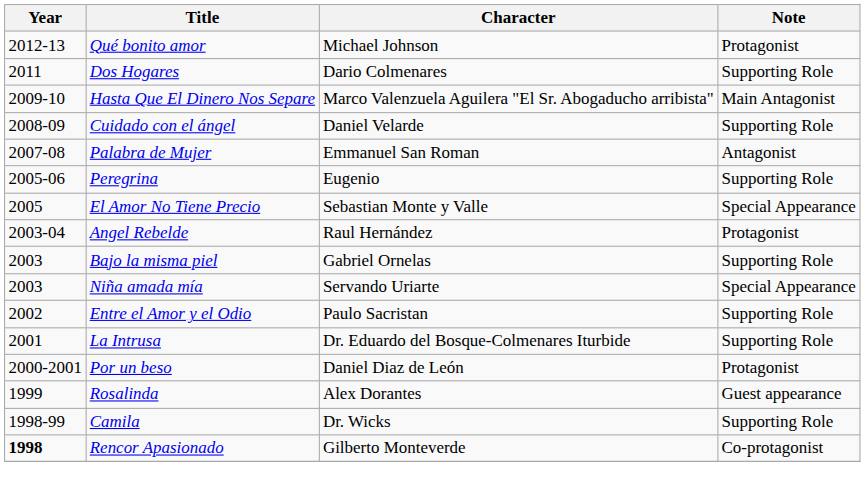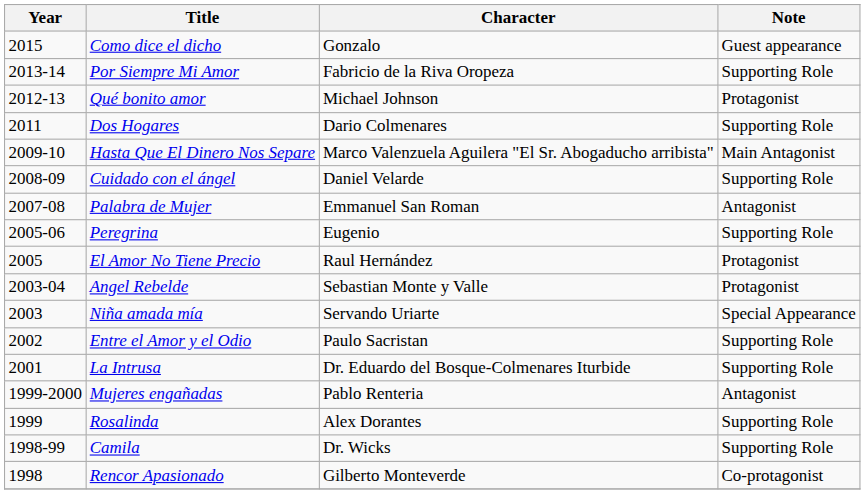+ row: (155, 44)
+ row: (164, 71)
(405, 206) Sebastian Monte y Valle -> (378, 260) Raul Hernández
(789, 206) Special Appearance -> (760, 260) Protagonist
(378, 233) Raul Hernández -> (405, 286) Sebastian Monte y Valle
- row: (154, 260)
- row: (131, 367)
+ row: (156, 394)
(782, 394) Guest appearance -> (777, 421) Supporting Role
(25, 448) bold -> (25, 475) normal
